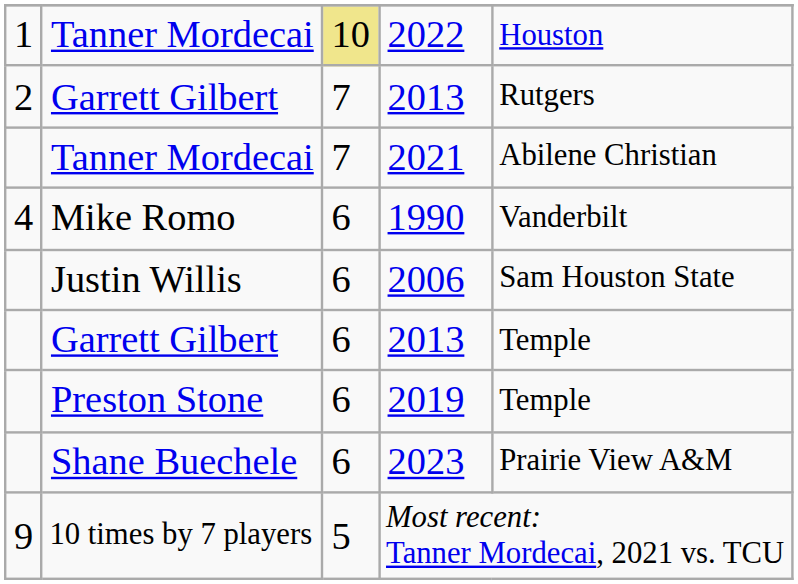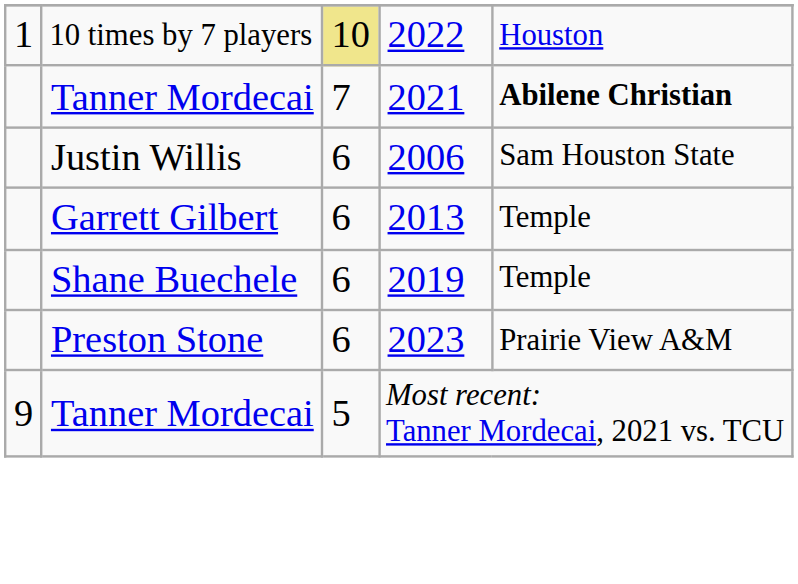(182, 34) Tanner Mordecai -> (181, 34) 10 times by 7 players
- row: (24, 95)
(608, 156) normal -> (616, 95) bold
- row: (24, 217)
(157, 400) Preston Stone -> (174, 278) Shane Buechele
(174, 461) Shane Buechele -> (157, 339) Preston Stone
(181, 535) 10 times by 7 players -> (182, 413) Tanner Mordecai
